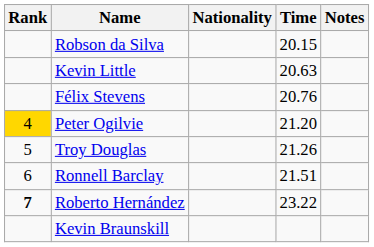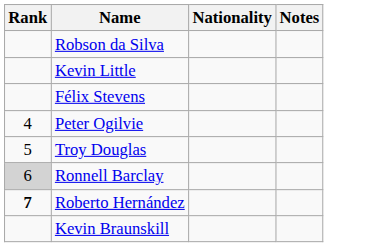- column: (298, 17)
(28, 123) gold background -> (28, 123) no background
(28, 176) no background -> (28, 176) lightgrey background
